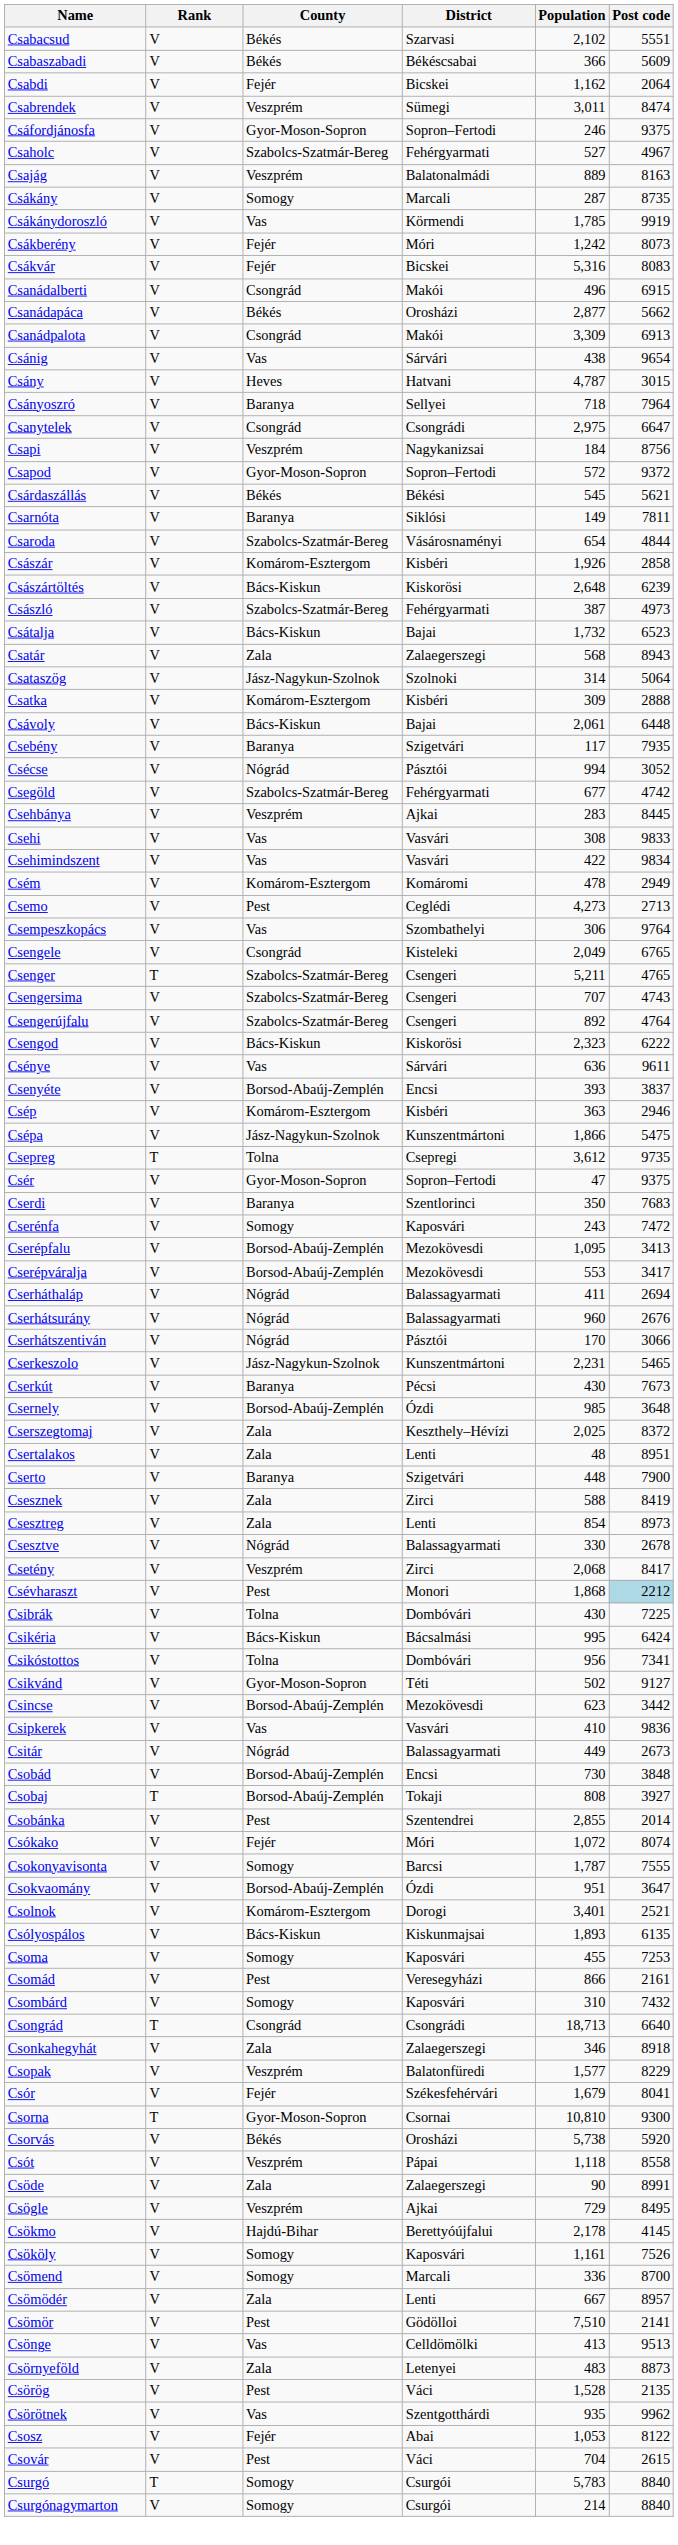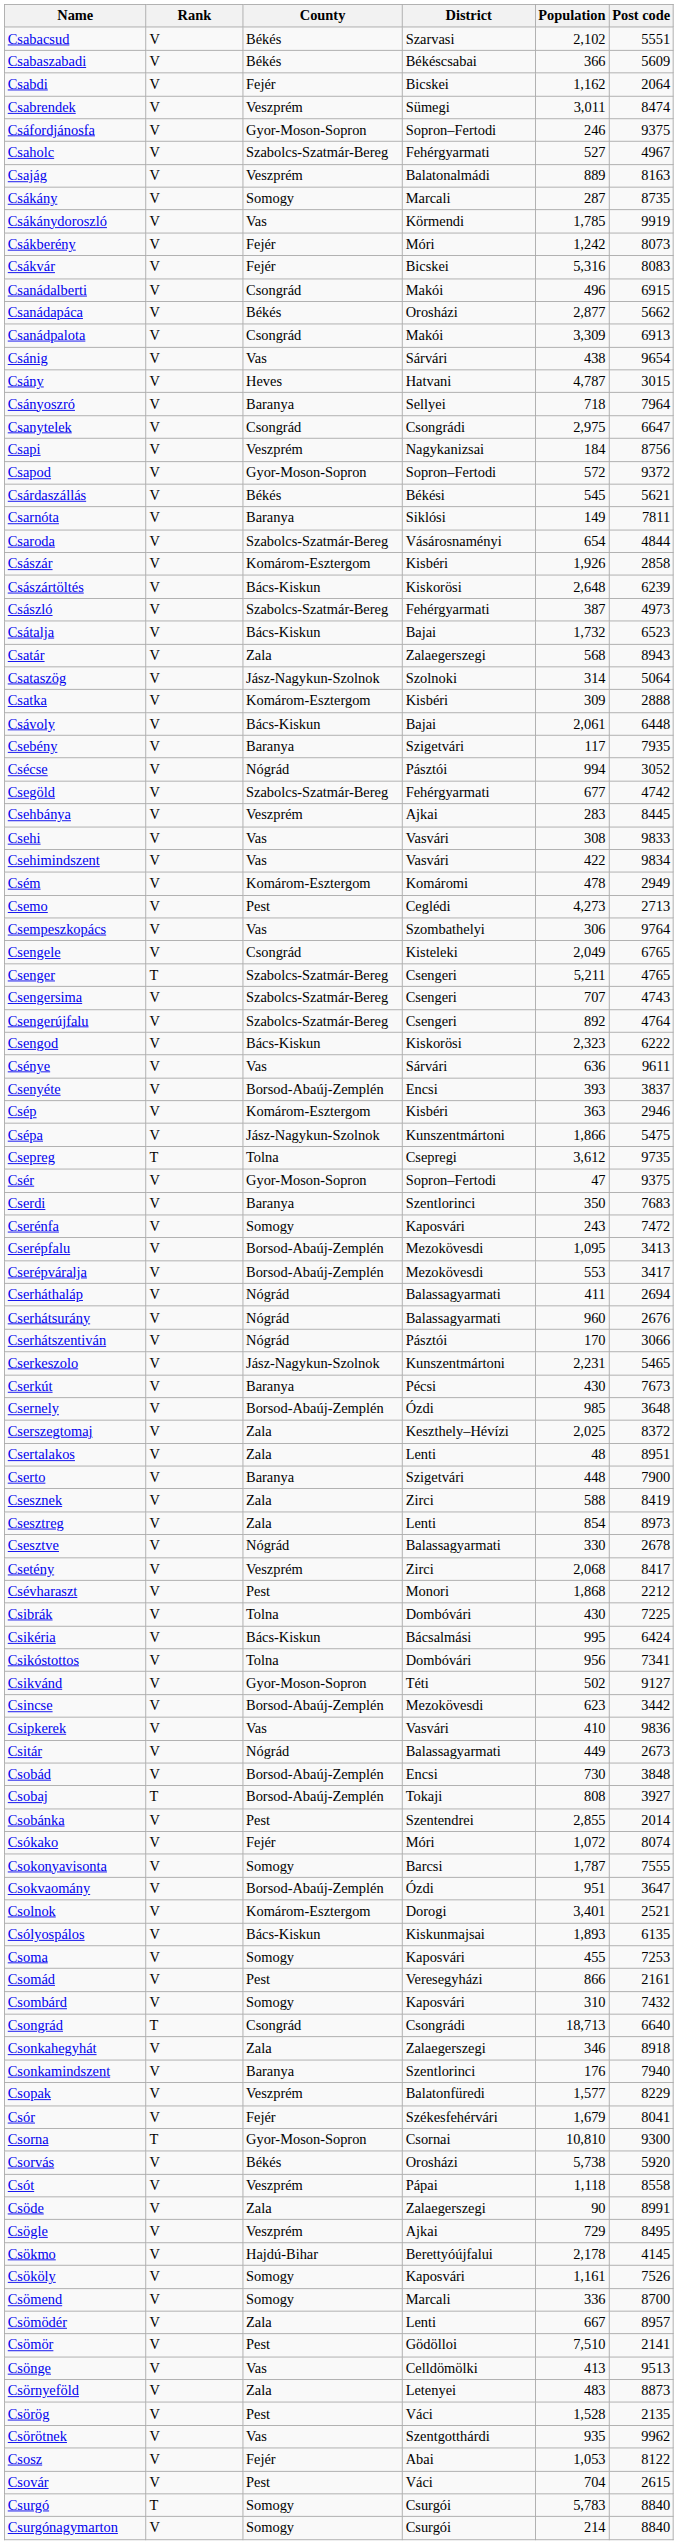(656, 1591) lightblue background -> (656, 1591) no background
+ row: (59, 2071)
